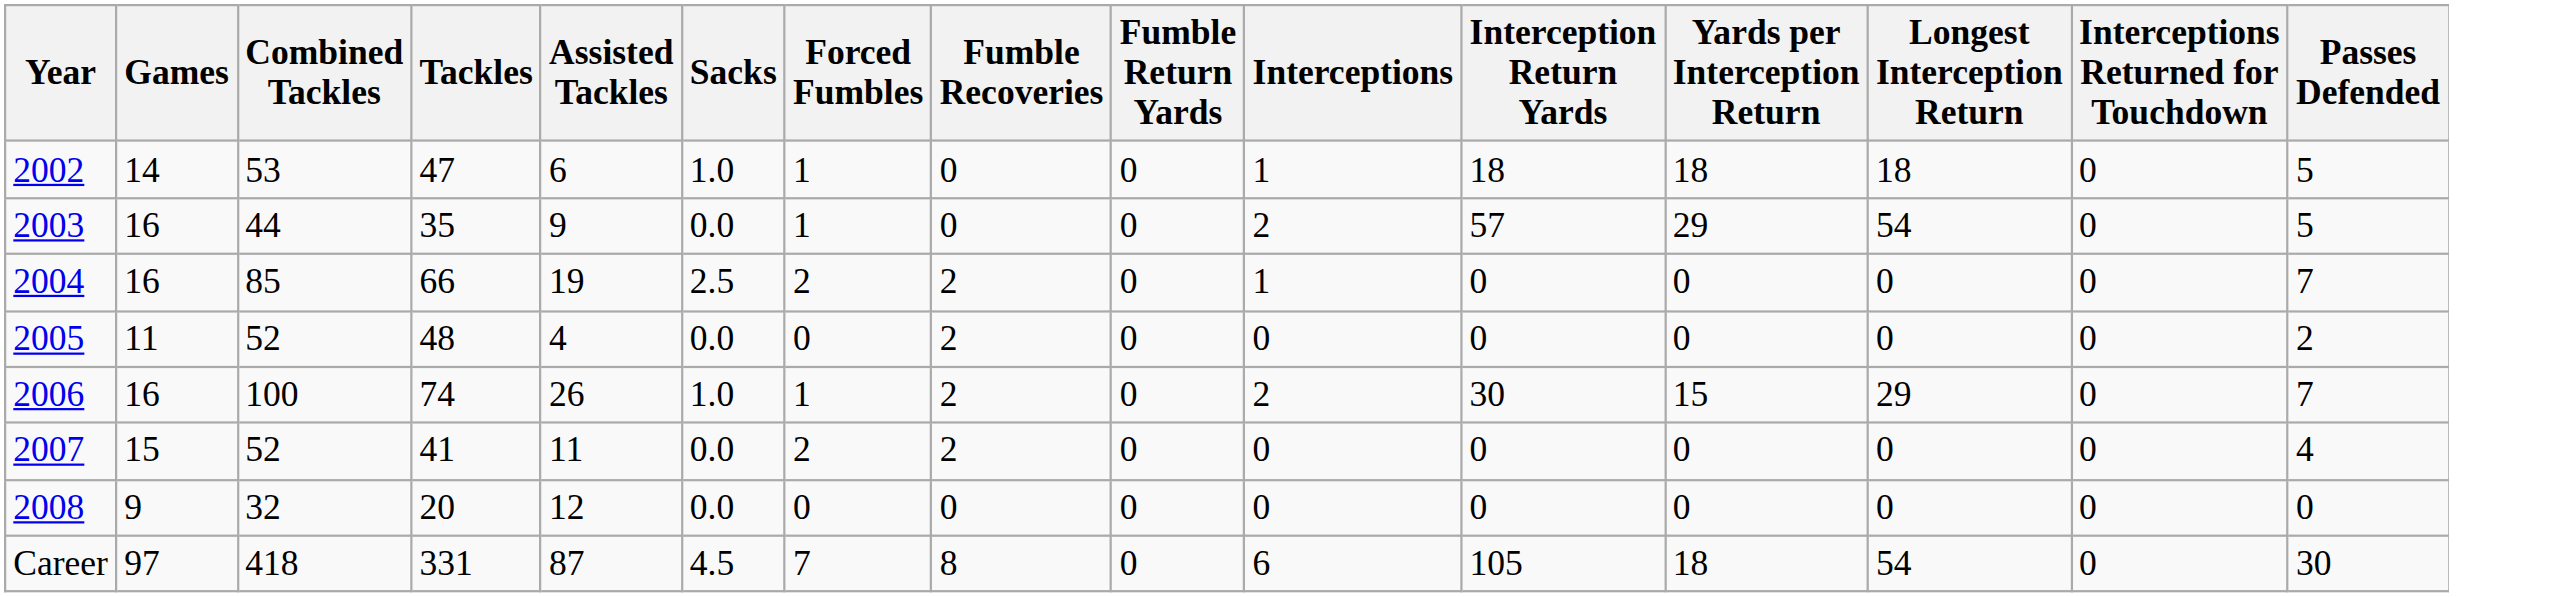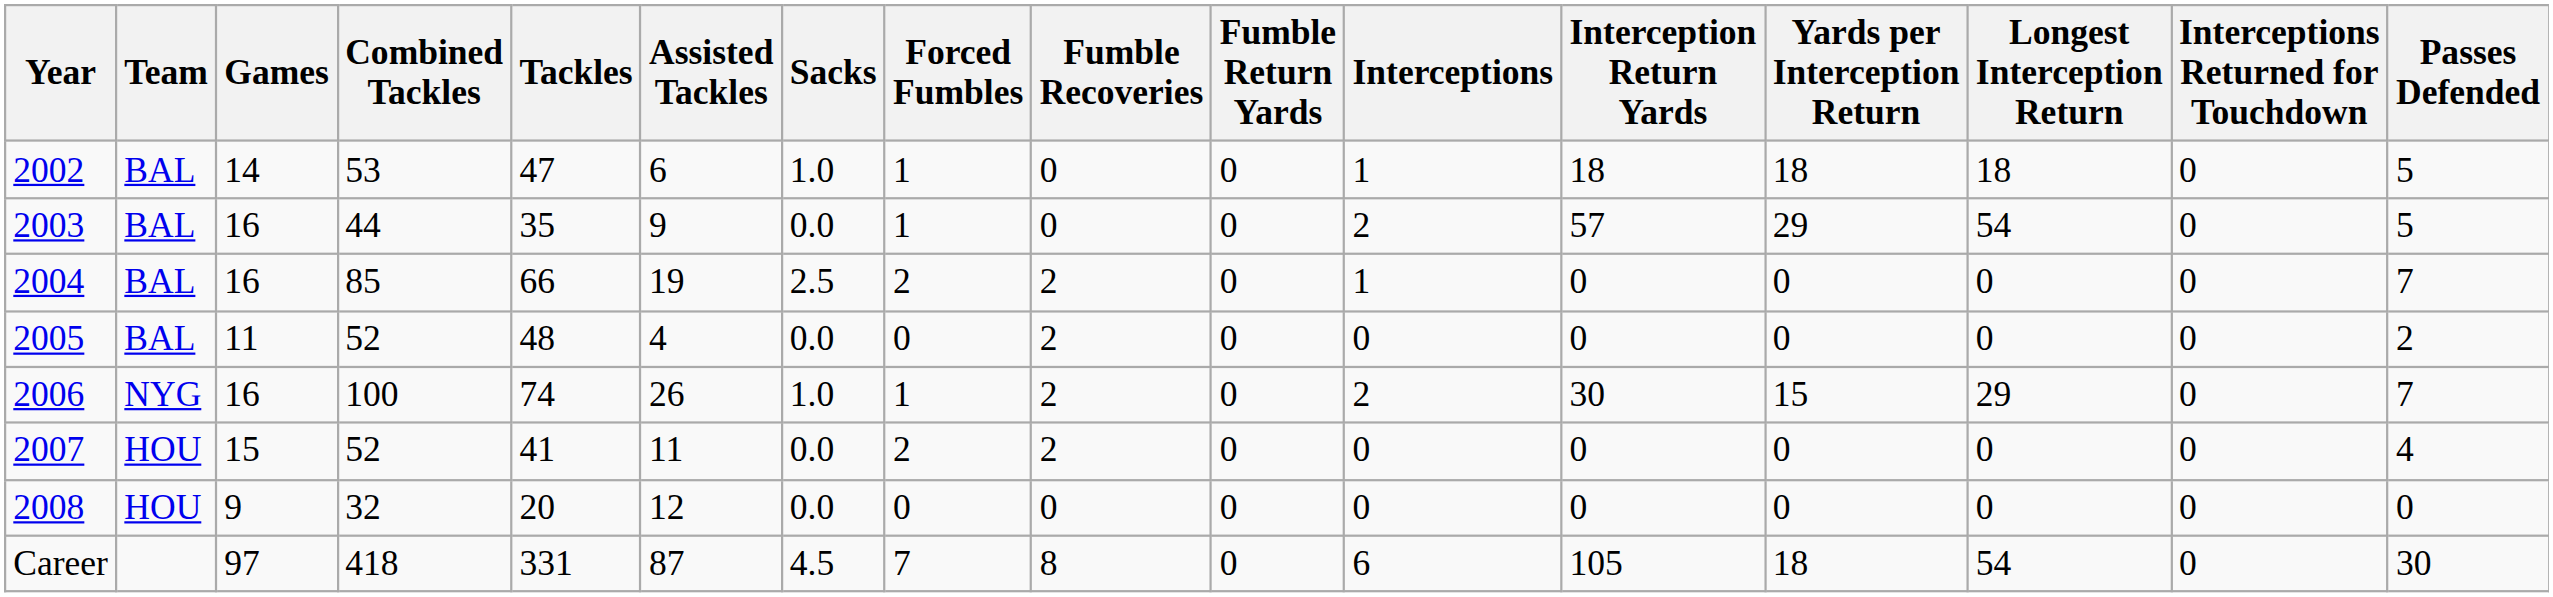+ column: (166, 72)
